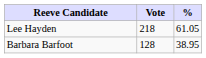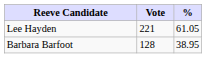(147, 28) 218 -> (147, 28) 221
